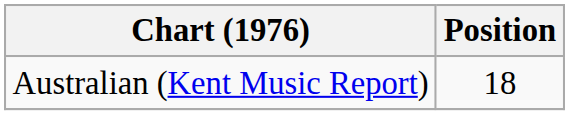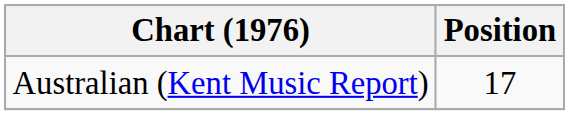(500, 82) 18 -> (500, 82) 17
